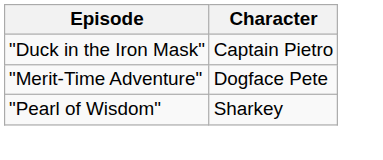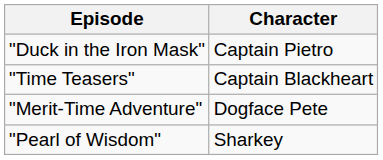+ row: (72, 79)
